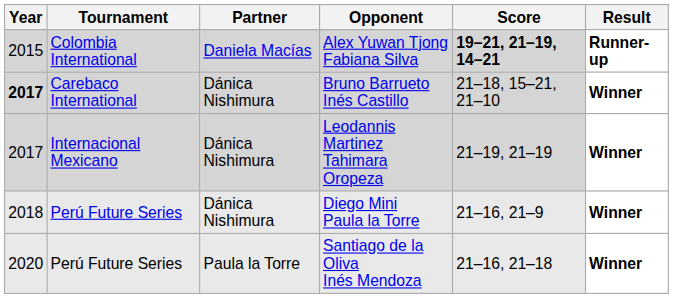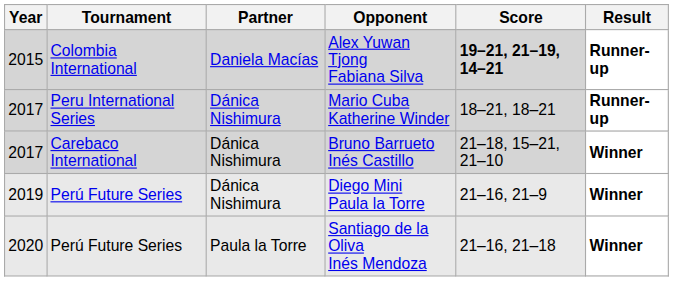+ row: (389, 111)
(26, 93) bold -> (26, 153) normal
- row: (359, 153)
(26, 212) 2018 -> (26, 195) 2019
